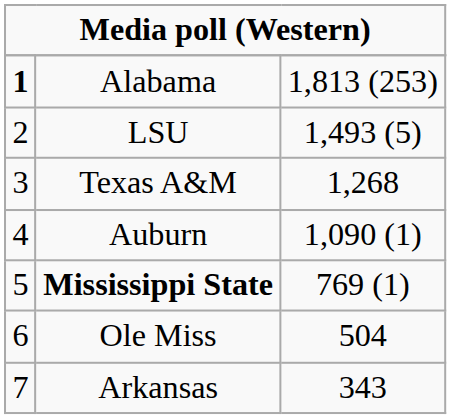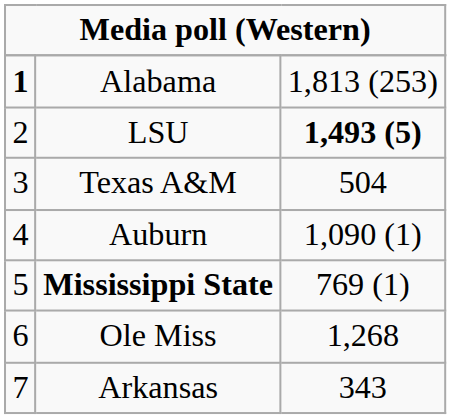(363, 132) normal -> (363, 132) bold
(363, 183) 1,268 -> (363, 183) 504
(363, 336) 504 -> (363, 336) 1,268
